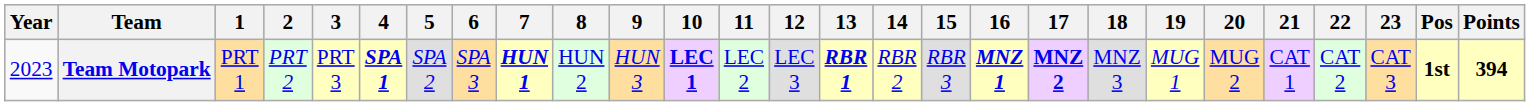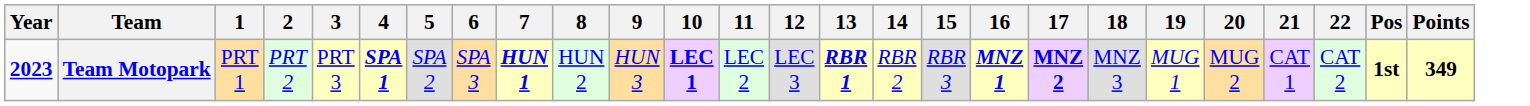- column: (1391, 21)
(31, 69) normal -> (31, 69) bold
(1491, 69) 394 -> (1441, 69) 349
